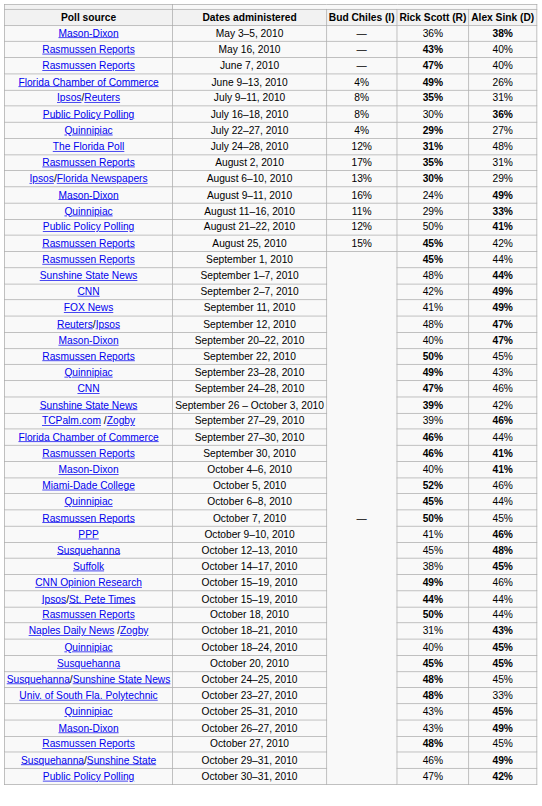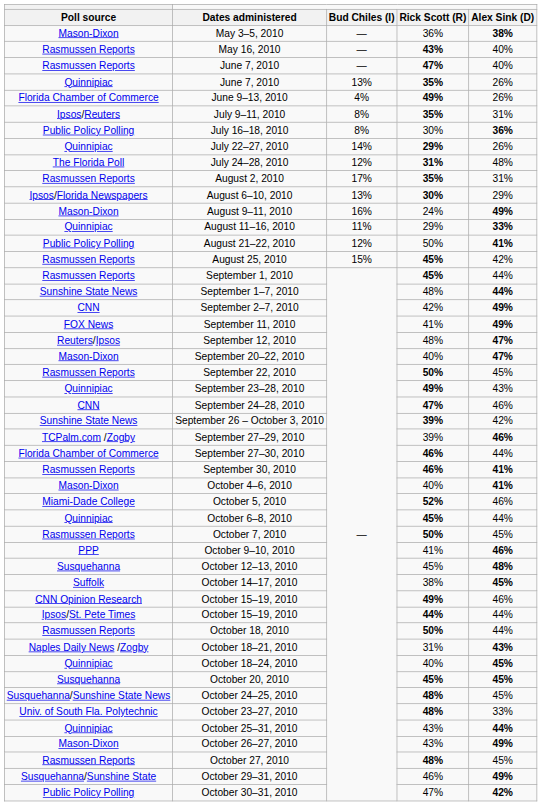+ row: (89, 82)
(362, 131) 4% -> (362, 147) 14%
(503, 131) 27% -> (503, 147) 26%
(503, 712) 45% -> (503, 728) 44%
